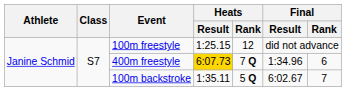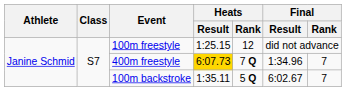(324, 62) 6 -> (324, 62) 7
